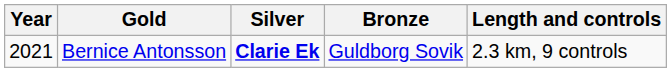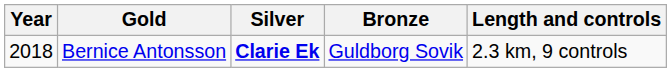(31, 51) 2021 -> (31, 51) 2018
